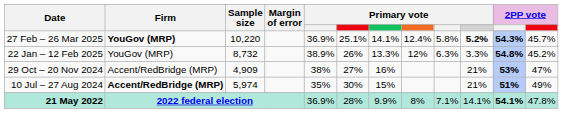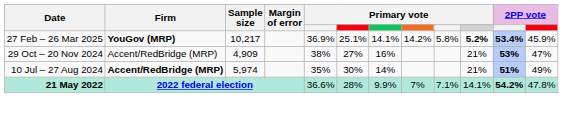(245, 39) 10,220 -> (245, 39) 10,217
(418, 39) 12.4% -> (418, 39) 14.2%
(509, 39) 54.3% -> (509, 39) 53.4%
(542, 39) 45.7% -> (542, 39) 45.9%
- row: (55, 54)
(385, 85) 15% -> (385, 70) 14%
(321, 101) 36.9% -> (321, 85) 36.6%
(418, 101) 8% -> (418, 85) 7%
(509, 101) 54.1% -> (509, 85) 54.2%
